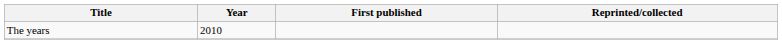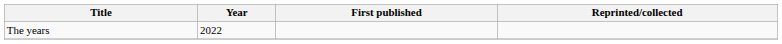(211, 30) 2010 -> (211, 30) 2022
